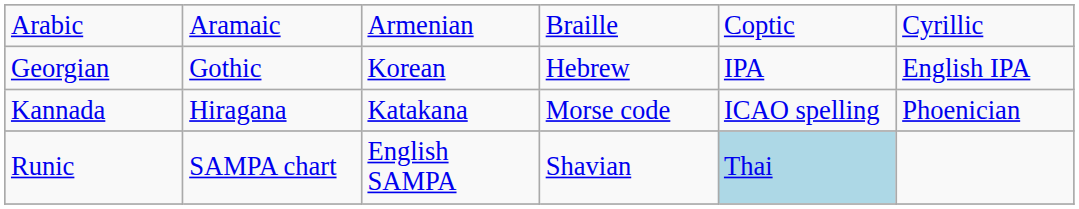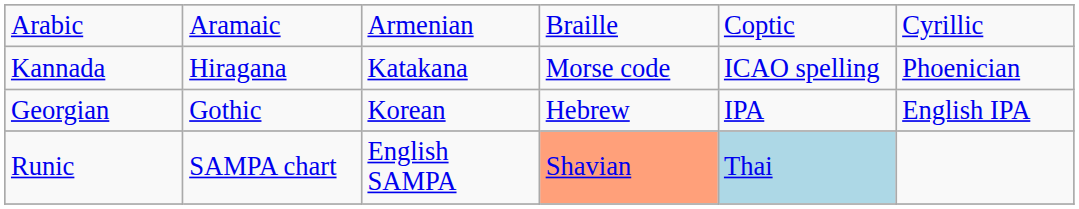rows swapped: (60, 67) <-> (58, 109)
(588, 166) no background -> (588, 166) lightsalmon background
